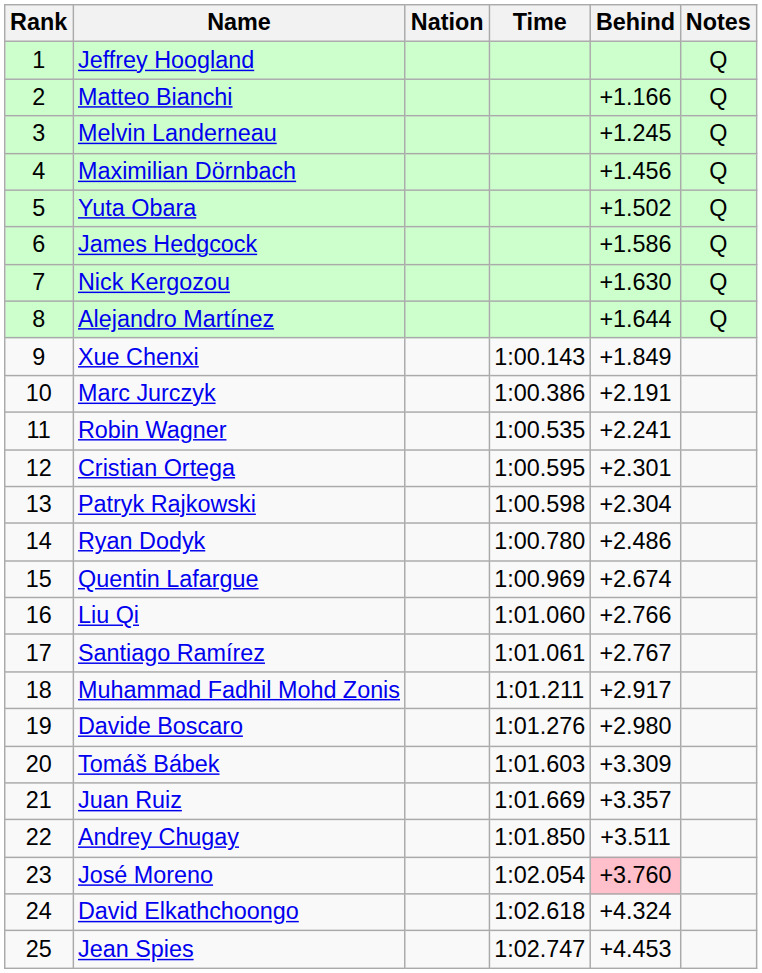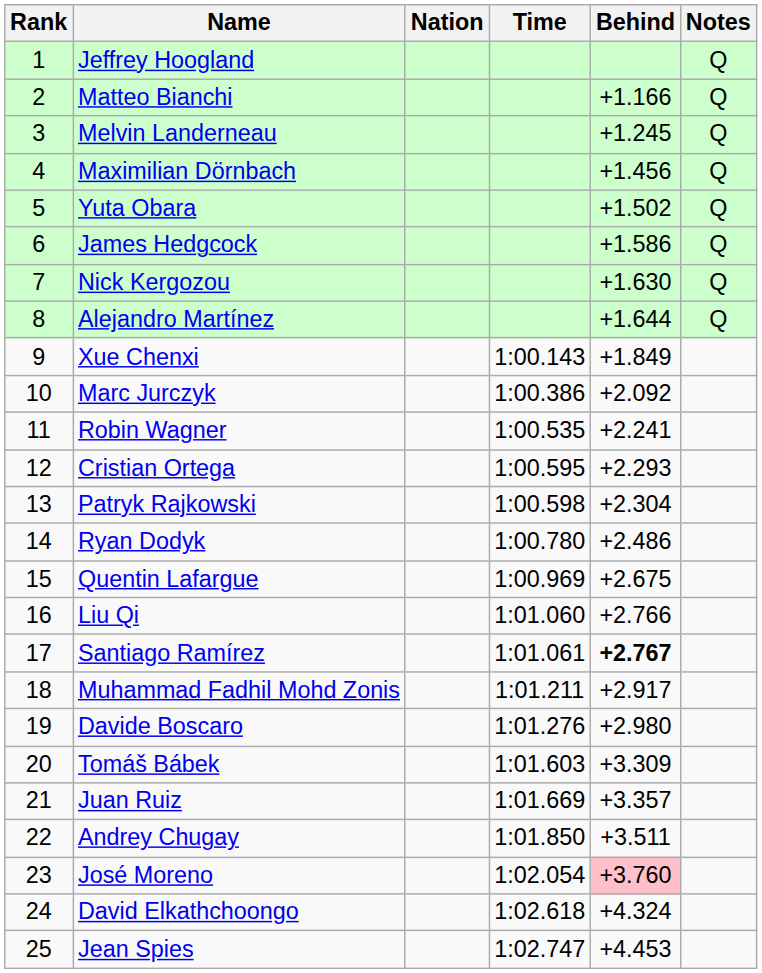(635, 393) +2.191 -> (635, 393) +2.092
(635, 467) +2.301 -> (635, 467) +2.293
(635, 578) +2.674 -> (635, 578) +2.675
(635, 652) normal -> (635, 652) bold
